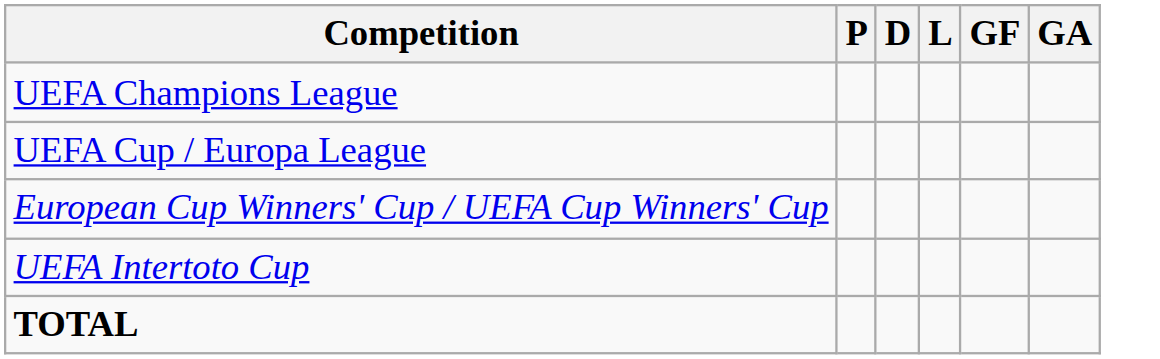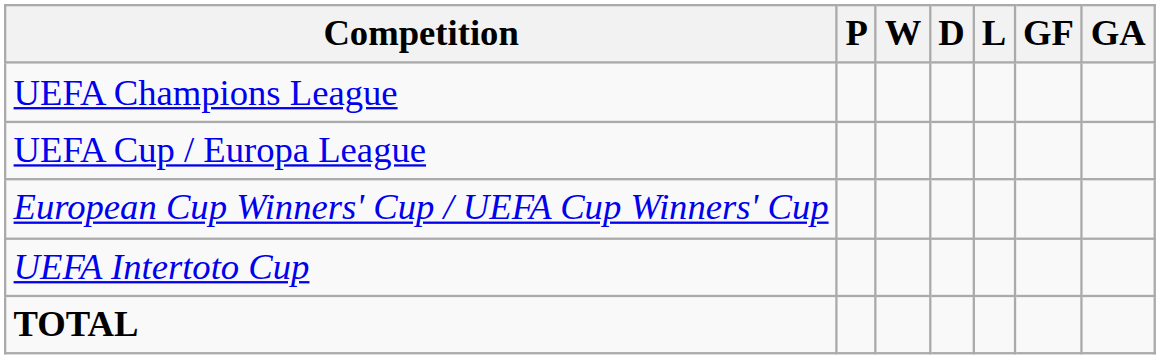+ column: (903, 33)
